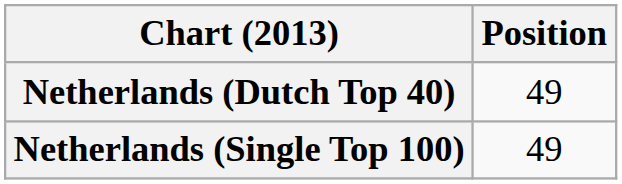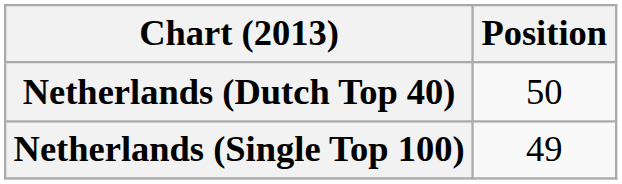(544, 91) 49 -> (544, 91) 50
